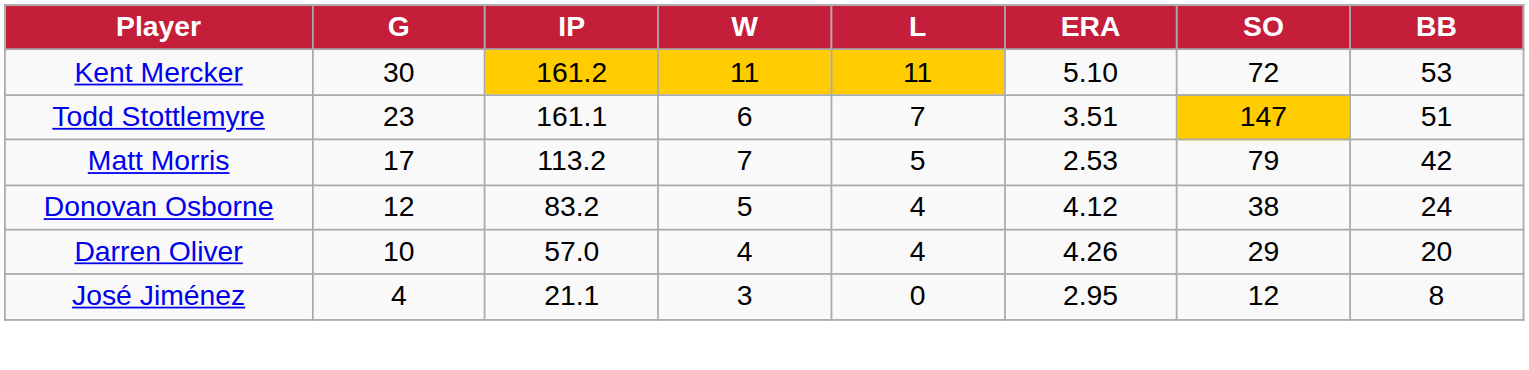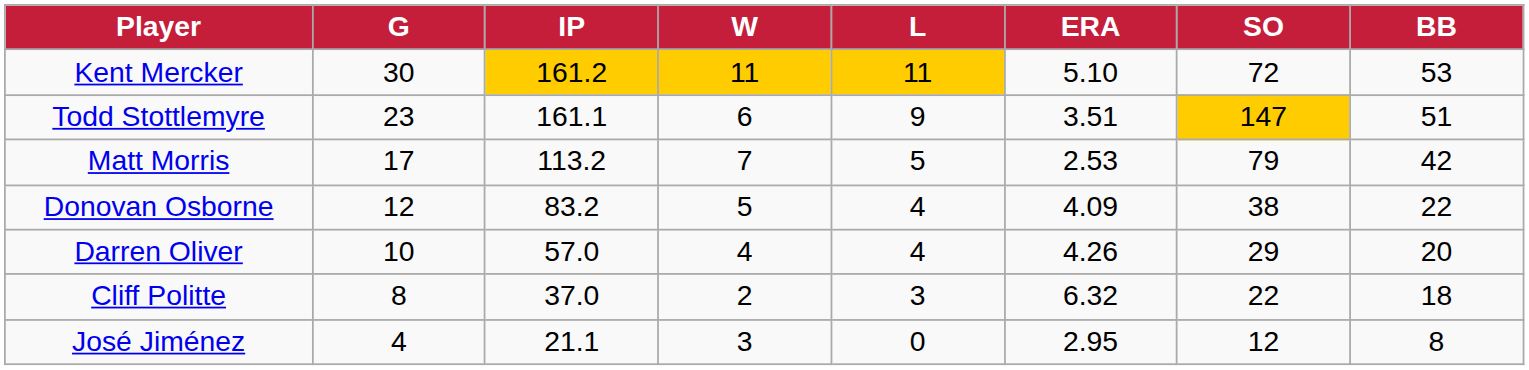(918, 116) 7 -> (918, 116) 9
(1091, 206) 4.12 -> (1091, 206) 4.09
(1436, 206) 24 -> (1436, 206) 22
+ row: (159, 296)
